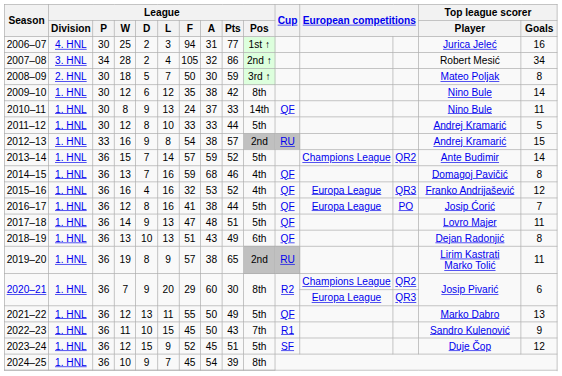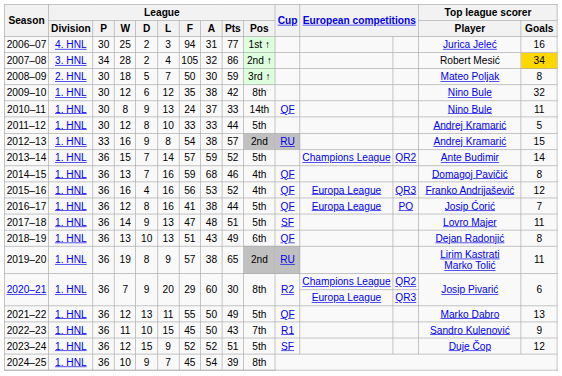(539, 61) no background -> (539, 61) gold background
(539, 93) 14 -> (539, 93) 32
(190, 190) 32 -> (190, 190) 56
(288, 222) QF -> (288, 222) SF
(211, 346) 45 -> (211, 346) 52
